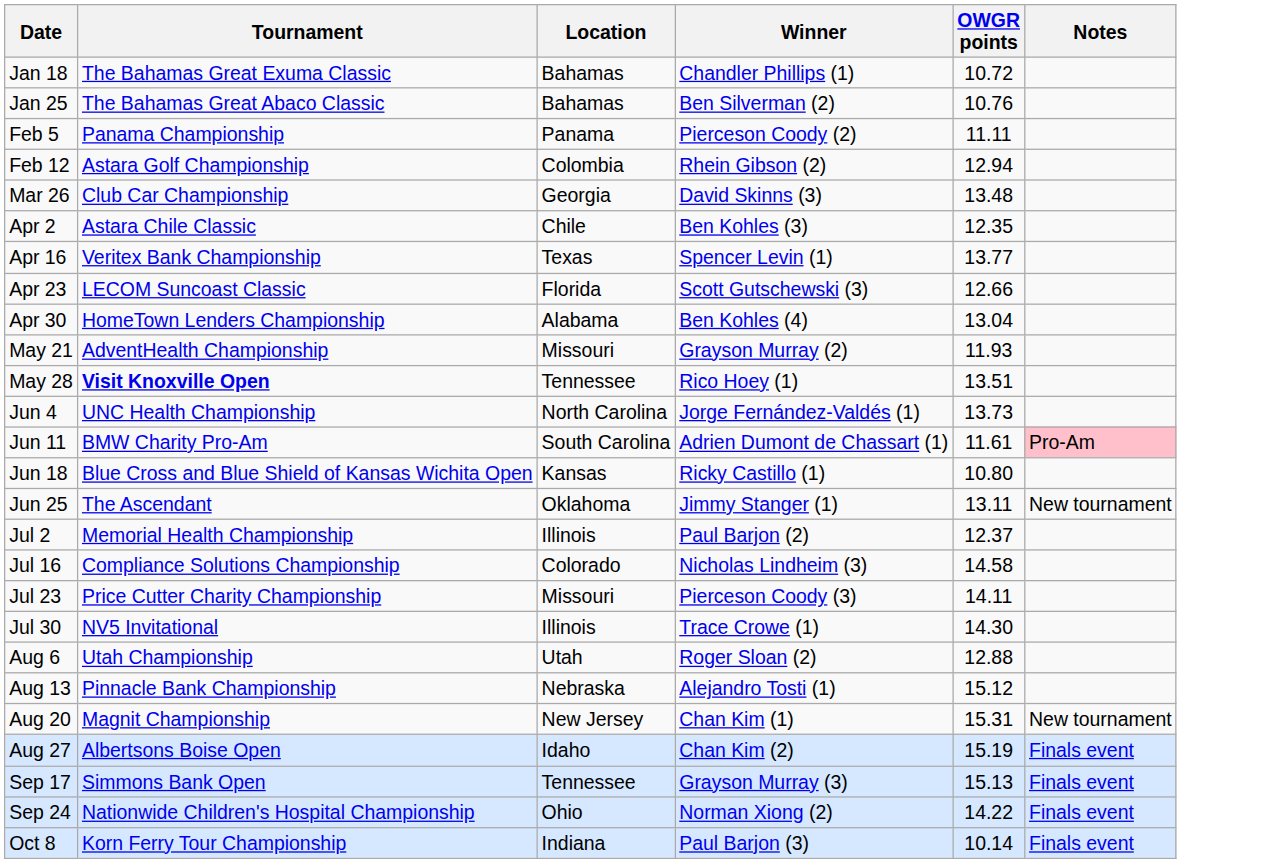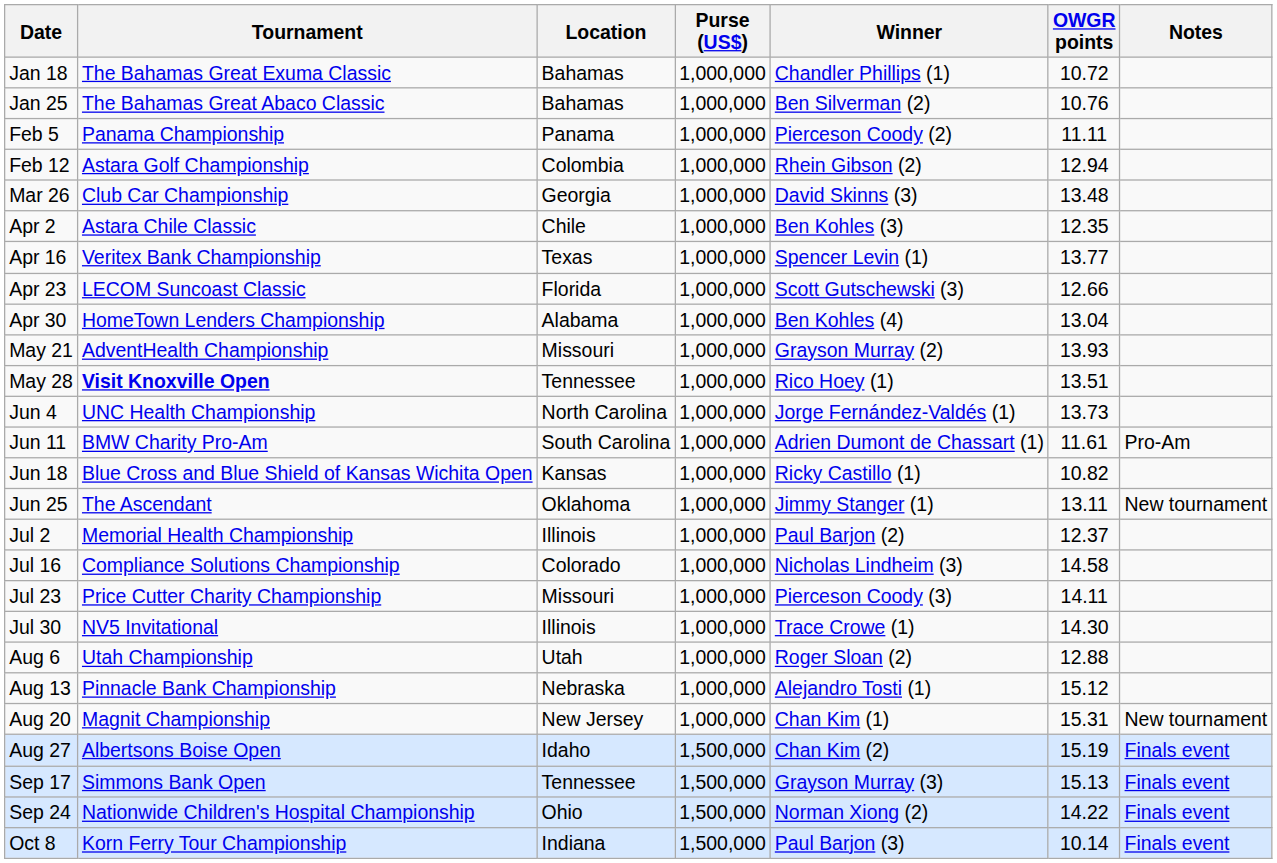+ column: (723, 31)
(989, 350) 11.93 -> (1084, 350) 13.93
(1062, 442) pink background -> (1158, 442) no background
(989, 473) 10.80 -> (1084, 473) 10.82
